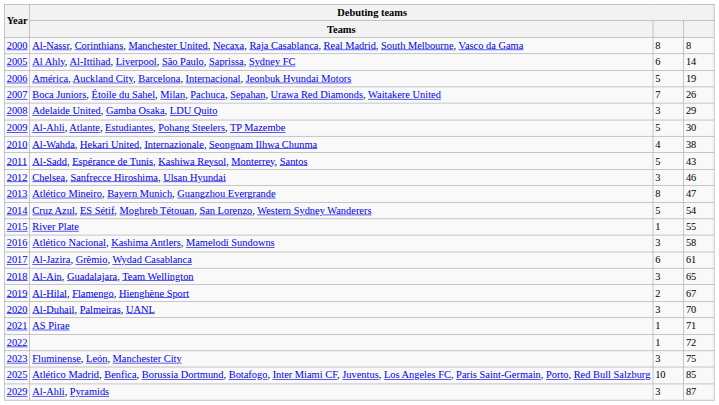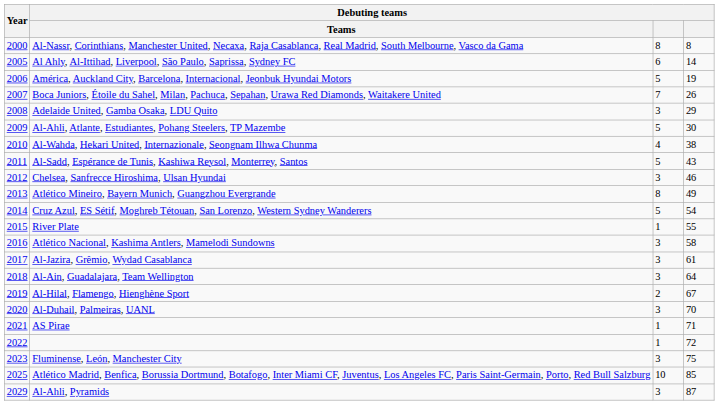(691, 194) 47 -> (691, 194) 49
(658, 260) 6 -> (658, 260) 3
(691, 276) 65 -> (691, 276) 64
